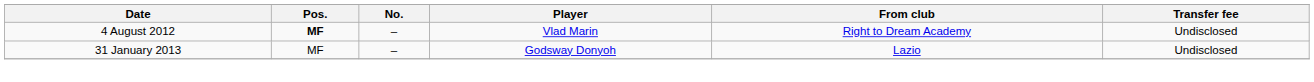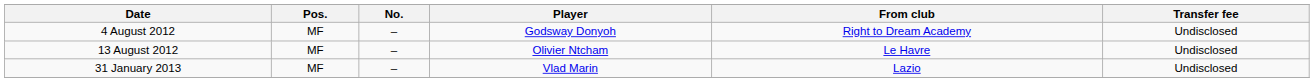(315, 31) bold -> (315, 31) normal
(570, 31) Vlad Marin -> (570, 31) Godsway Donyoh
+ row: (138, 50)
(570, 50) Godsway Donyoh -> (570, 68) Vlad Marin
